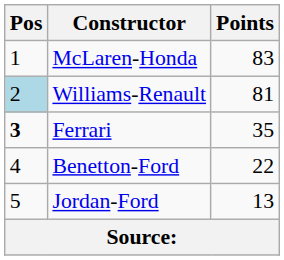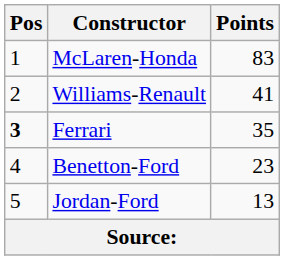(15, 94) lightblue background -> (15, 94) no background
(263, 94) 81 -> (263, 94) 41
(263, 165) 22 -> (263, 165) 23
